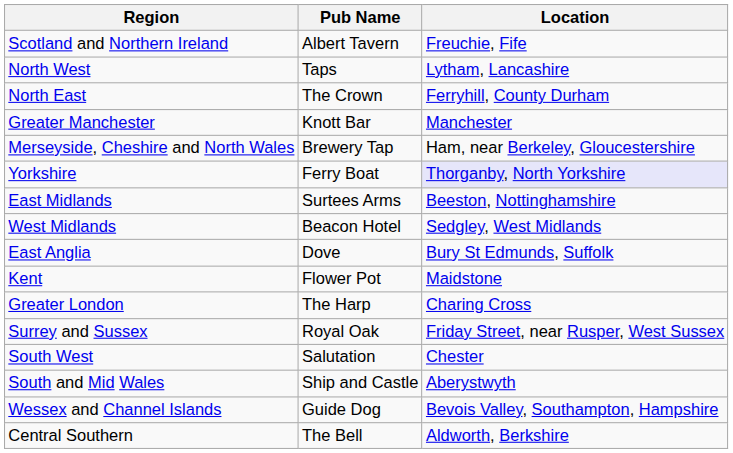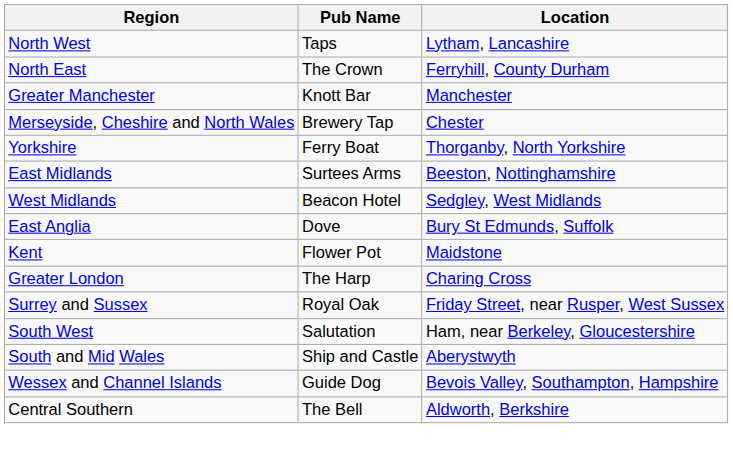- row: (118, 43)
(560, 148) Ham, near Berkeley, Gloucestershire -> (455, 122) Chester
(526, 174) lavender background -> (526, 148) no background
(455, 357) Chester -> (560, 331) Ham, near Berkeley, Gloucestershire
